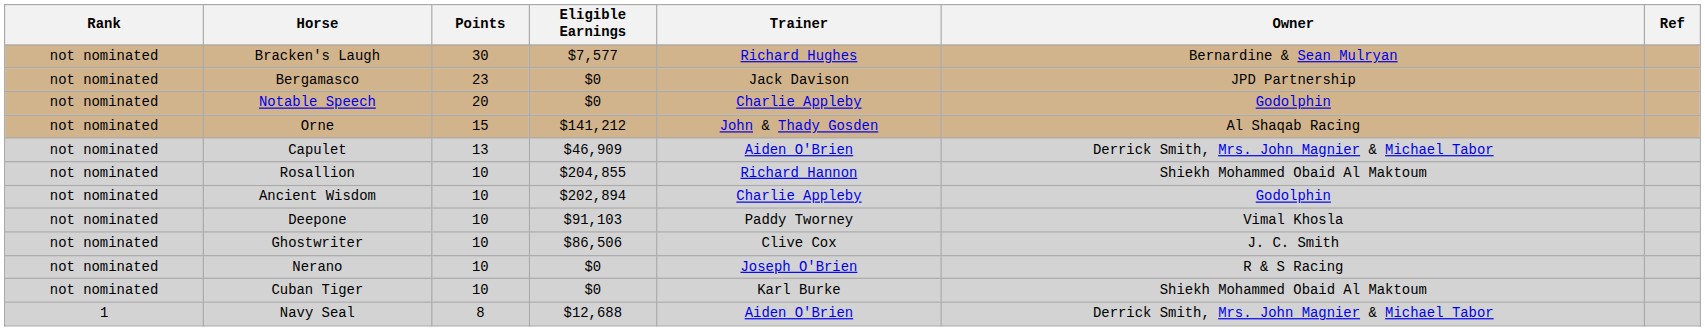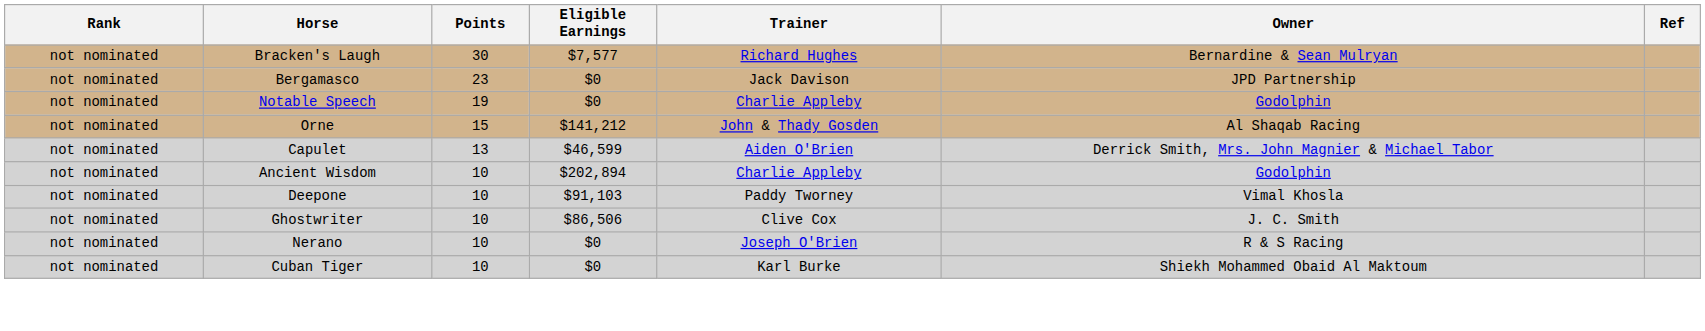(480, 103) 20 -> (480, 103) 19
(593, 150) $46,909 -> (593, 150) $46,599
- row: (317, 173)
- row: (317, 313)
